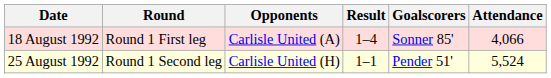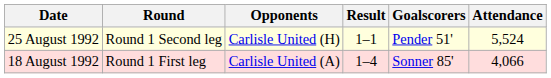rows swapped: (53, 38) <-> (53, 61)
